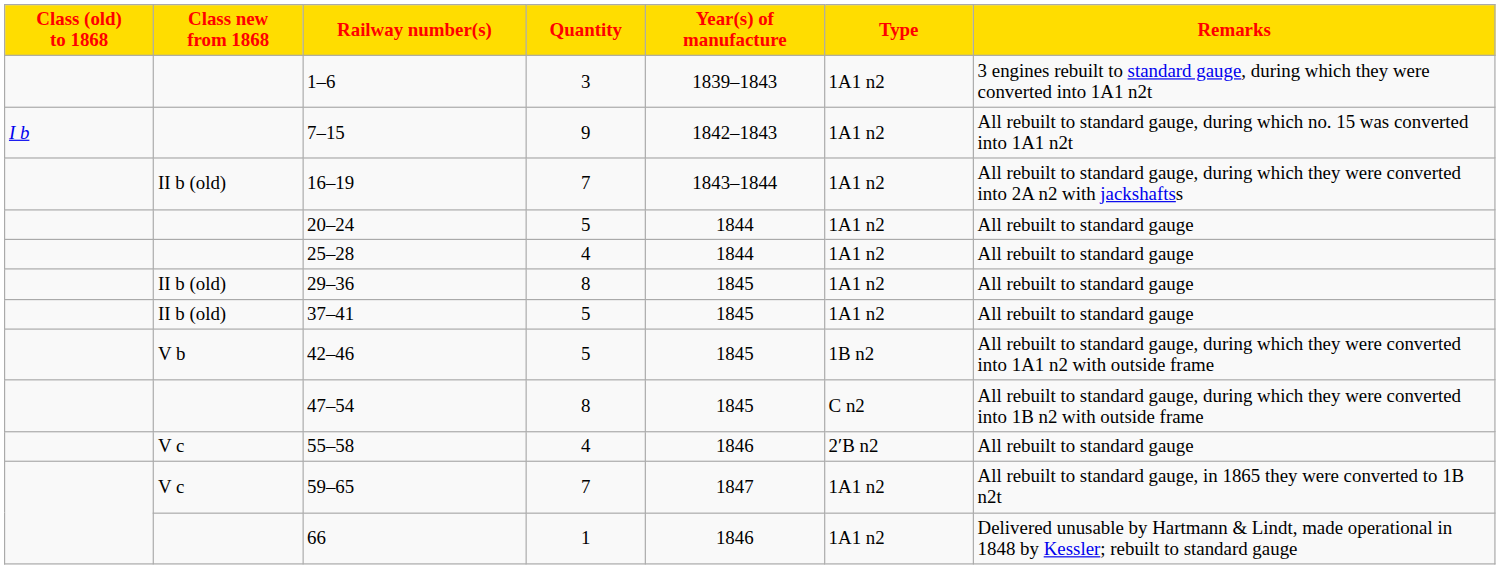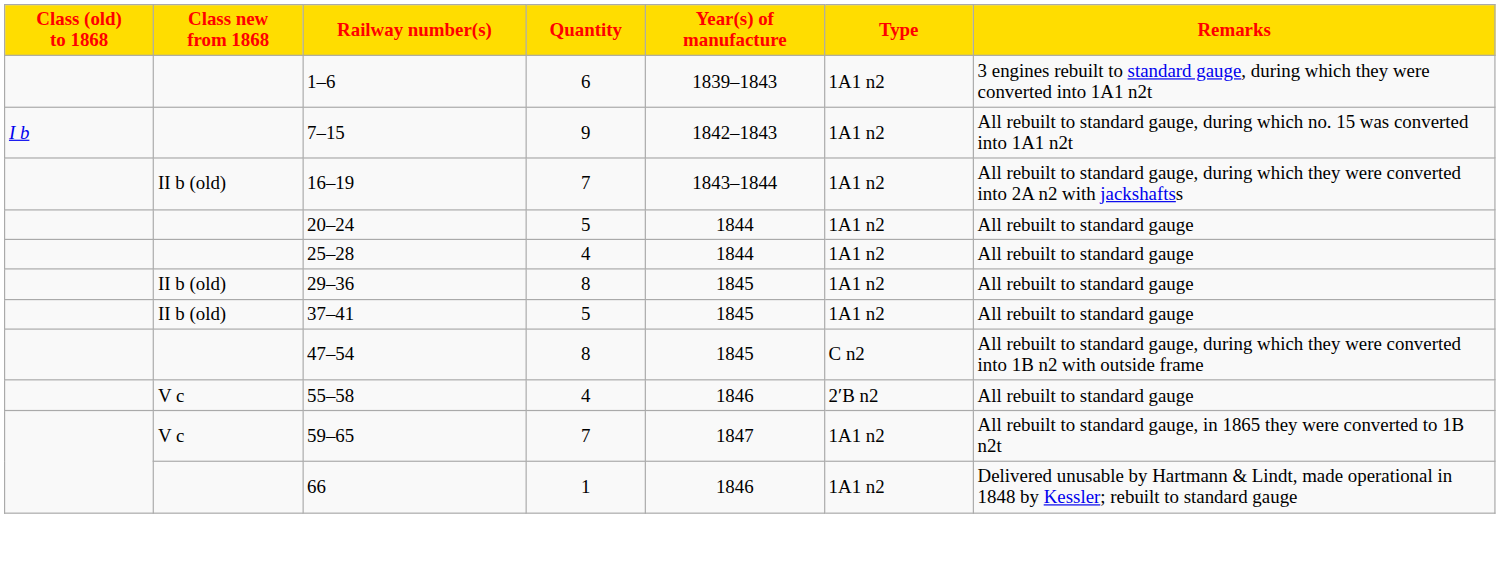(586, 81) 3 -> (586, 81) 6
- row: (331, 354)
